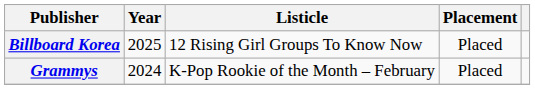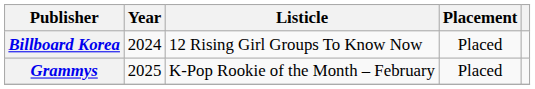(144, 44) 2025 -> (144, 44) 2024
(144, 71) 2024 -> (144, 71) 2025
